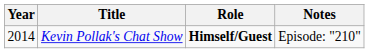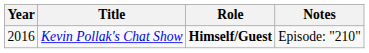(21, 36) 2014 -> (21, 36) 2016
